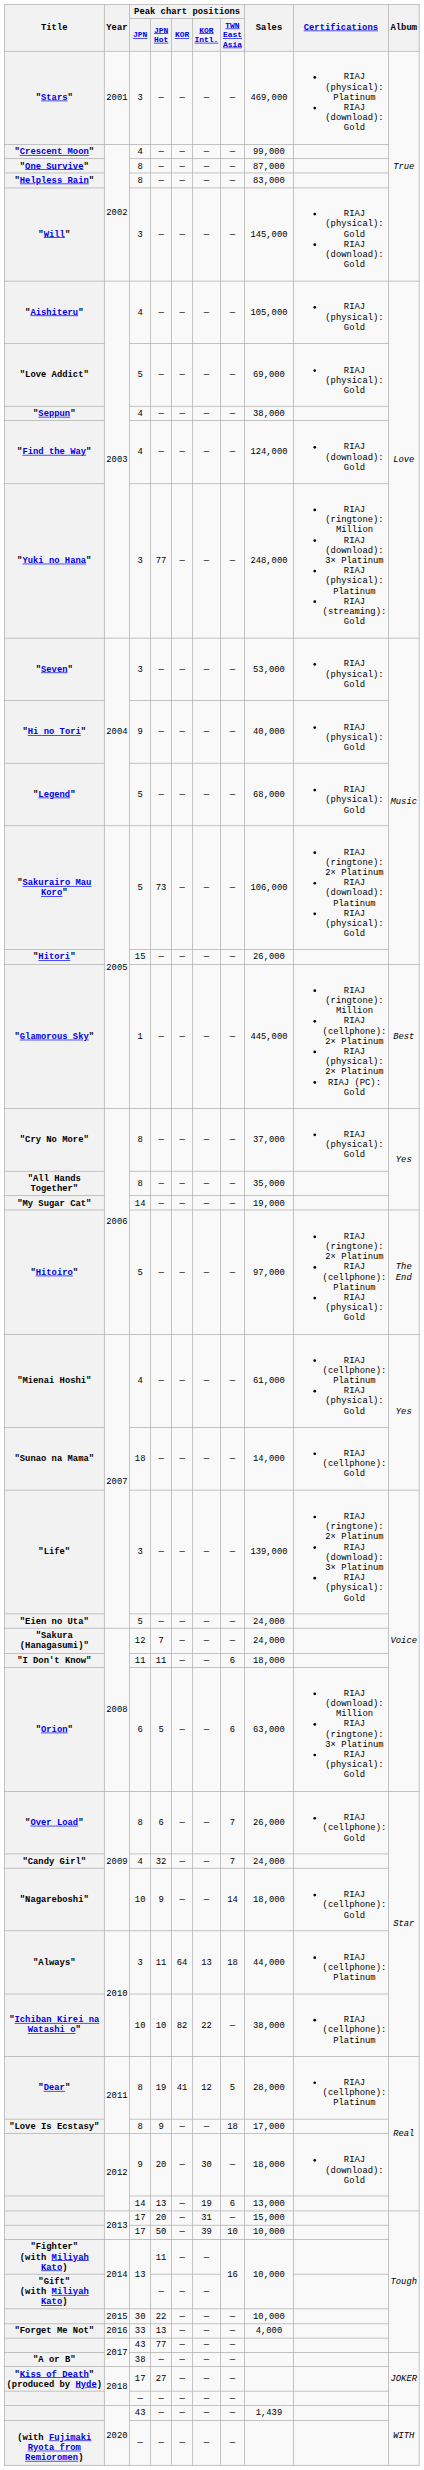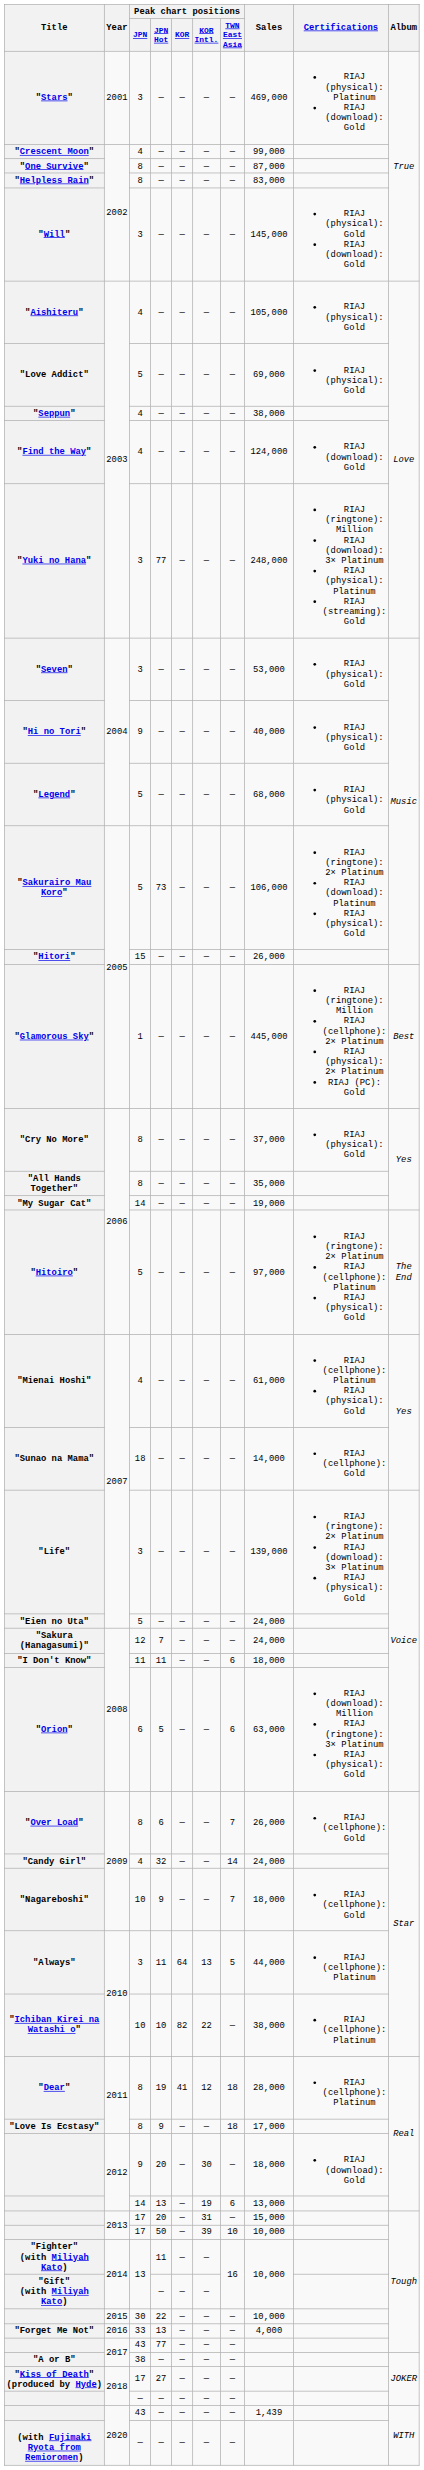(232, 1861) 7 -> (232, 1861) 14
(232, 1900) 14 -> (232, 1900) 7
(232, 1962) 18 -> (232, 1962) 5
(232, 2088) 5 -> (232, 2088) 18
